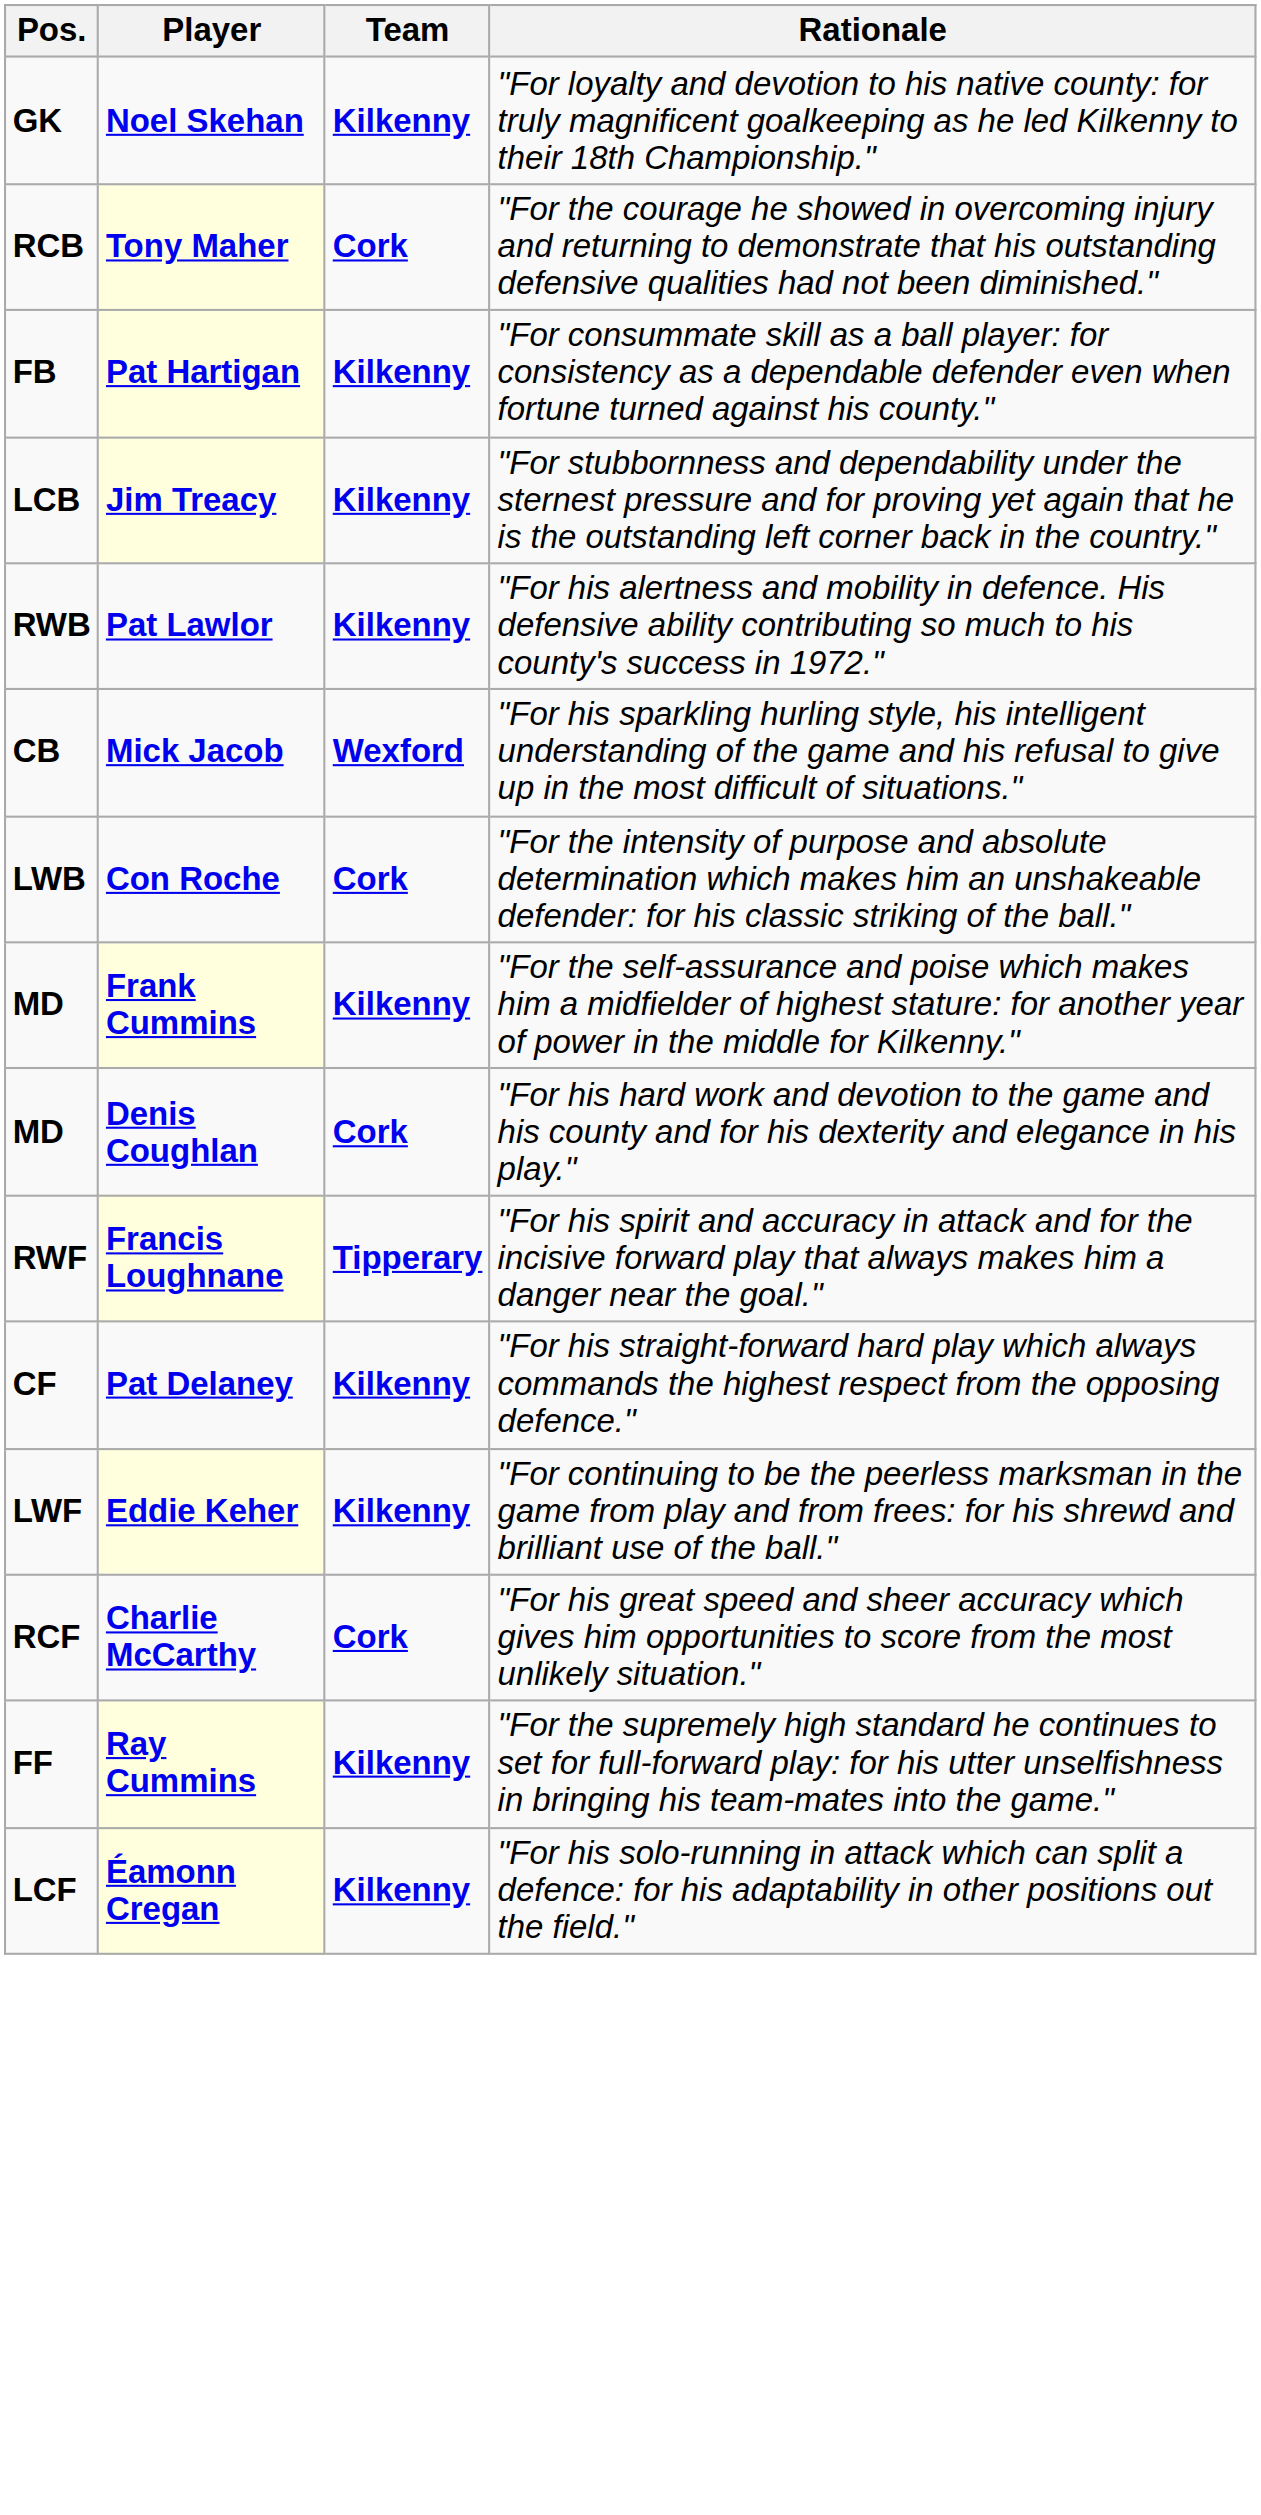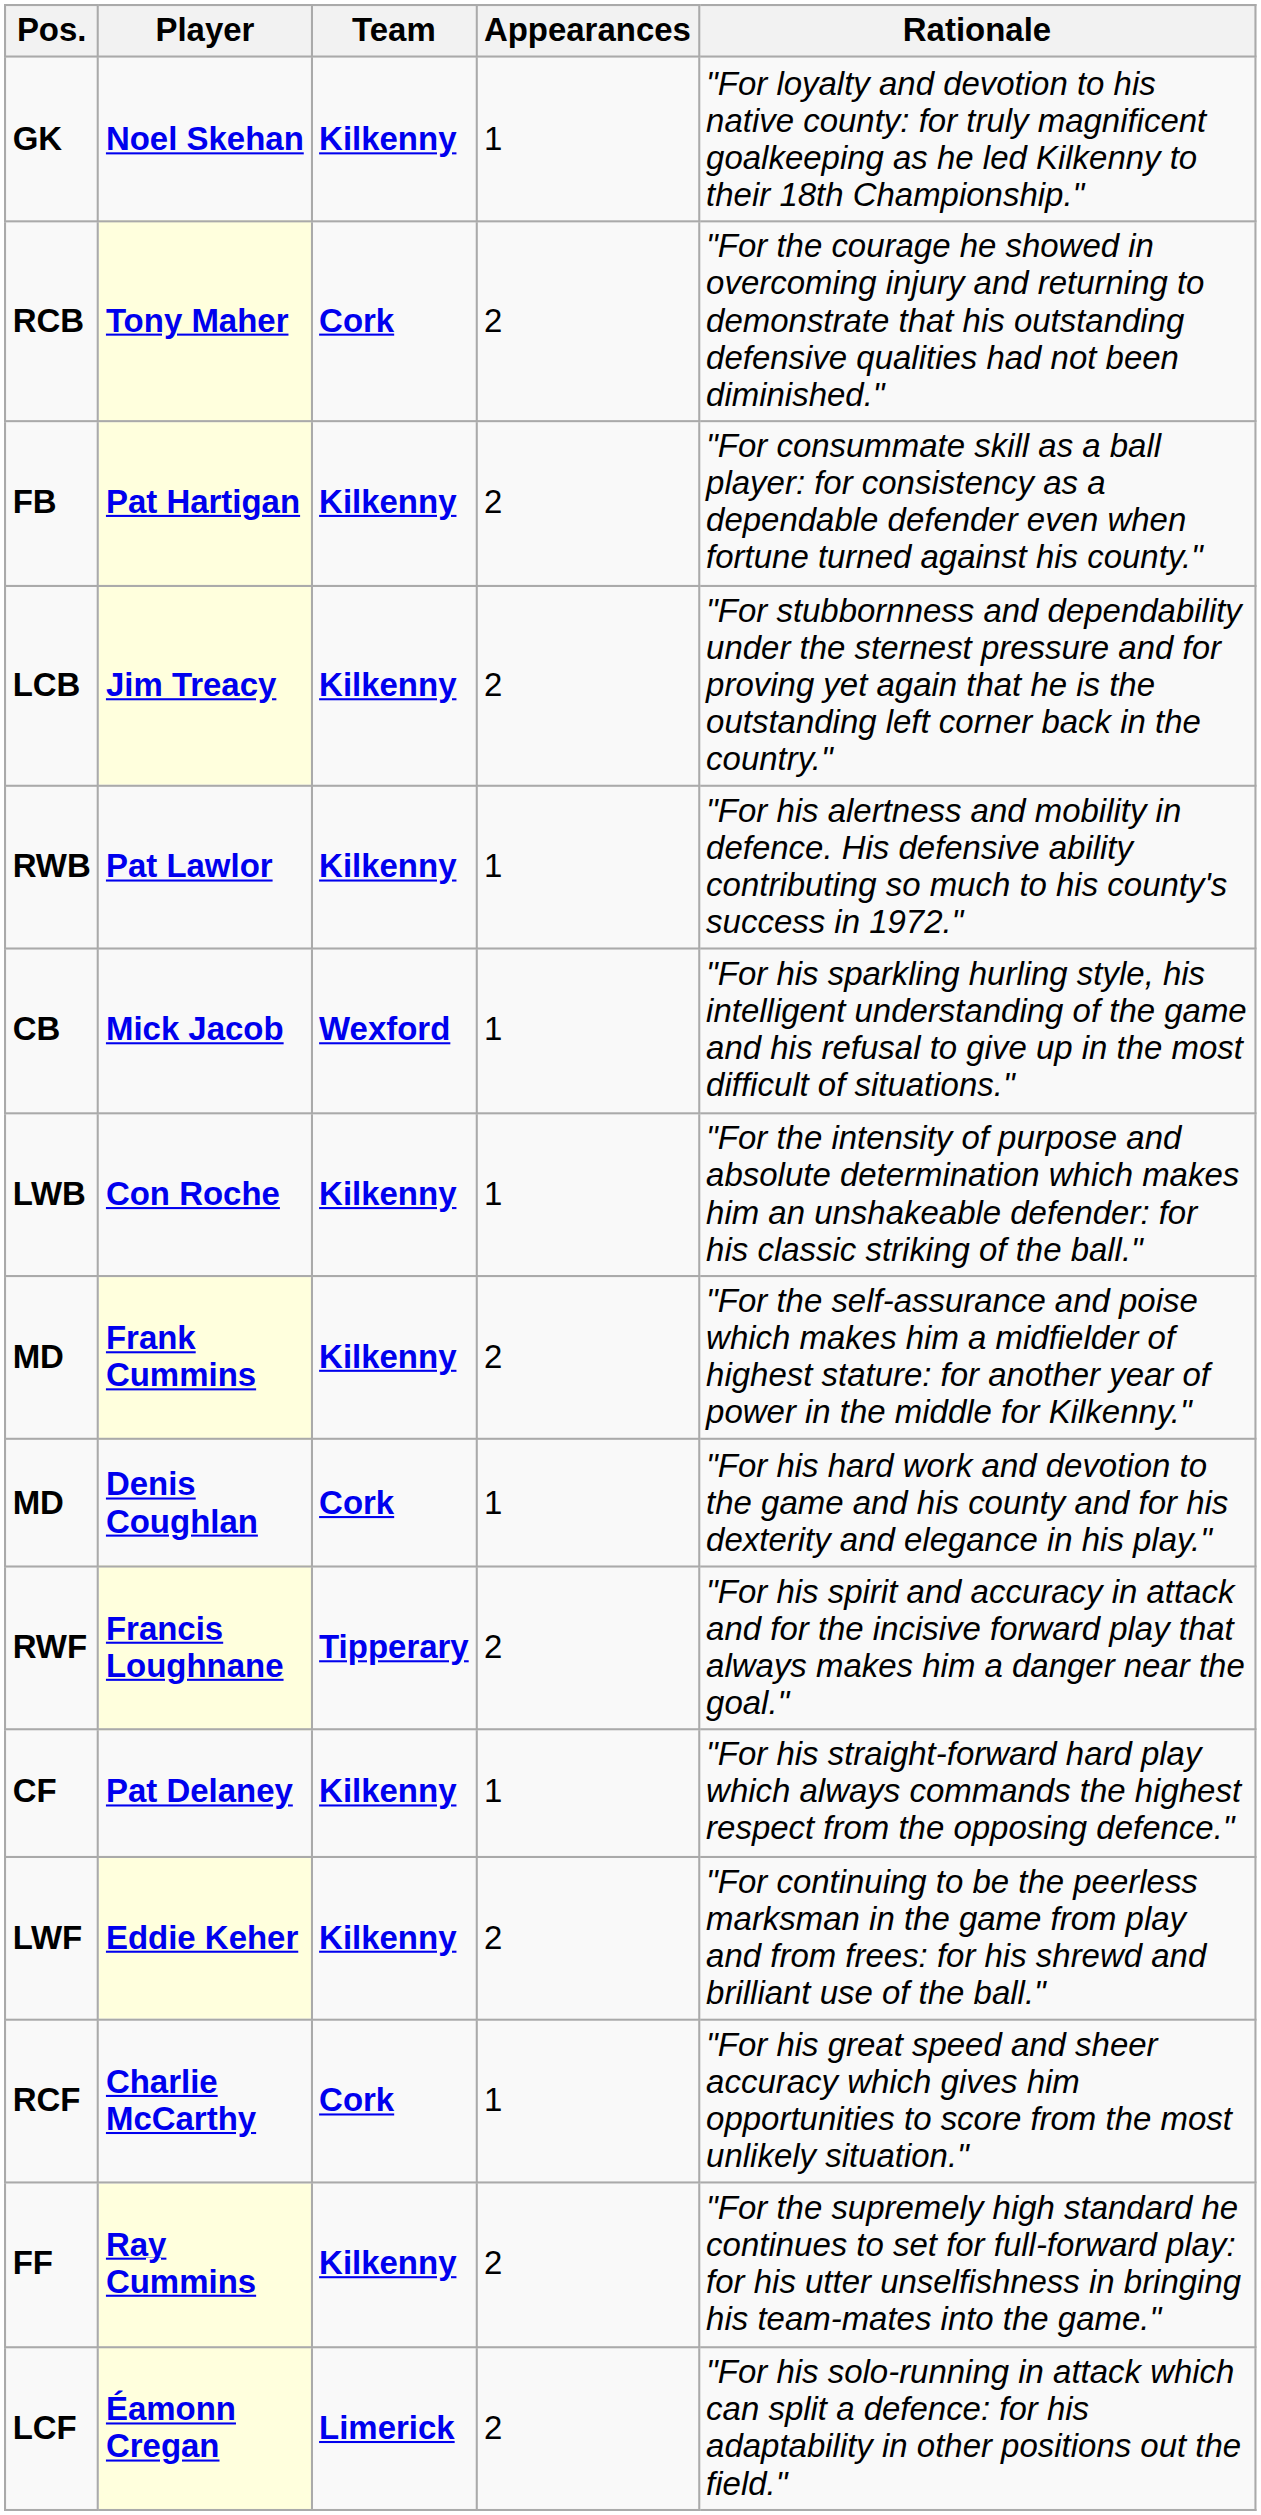+ column: (587, 30)
(370, 878) Cork -> (388, 1193) Kilkenny
(401, 1890) Kilkenny -> (387, 2427) Limerick
